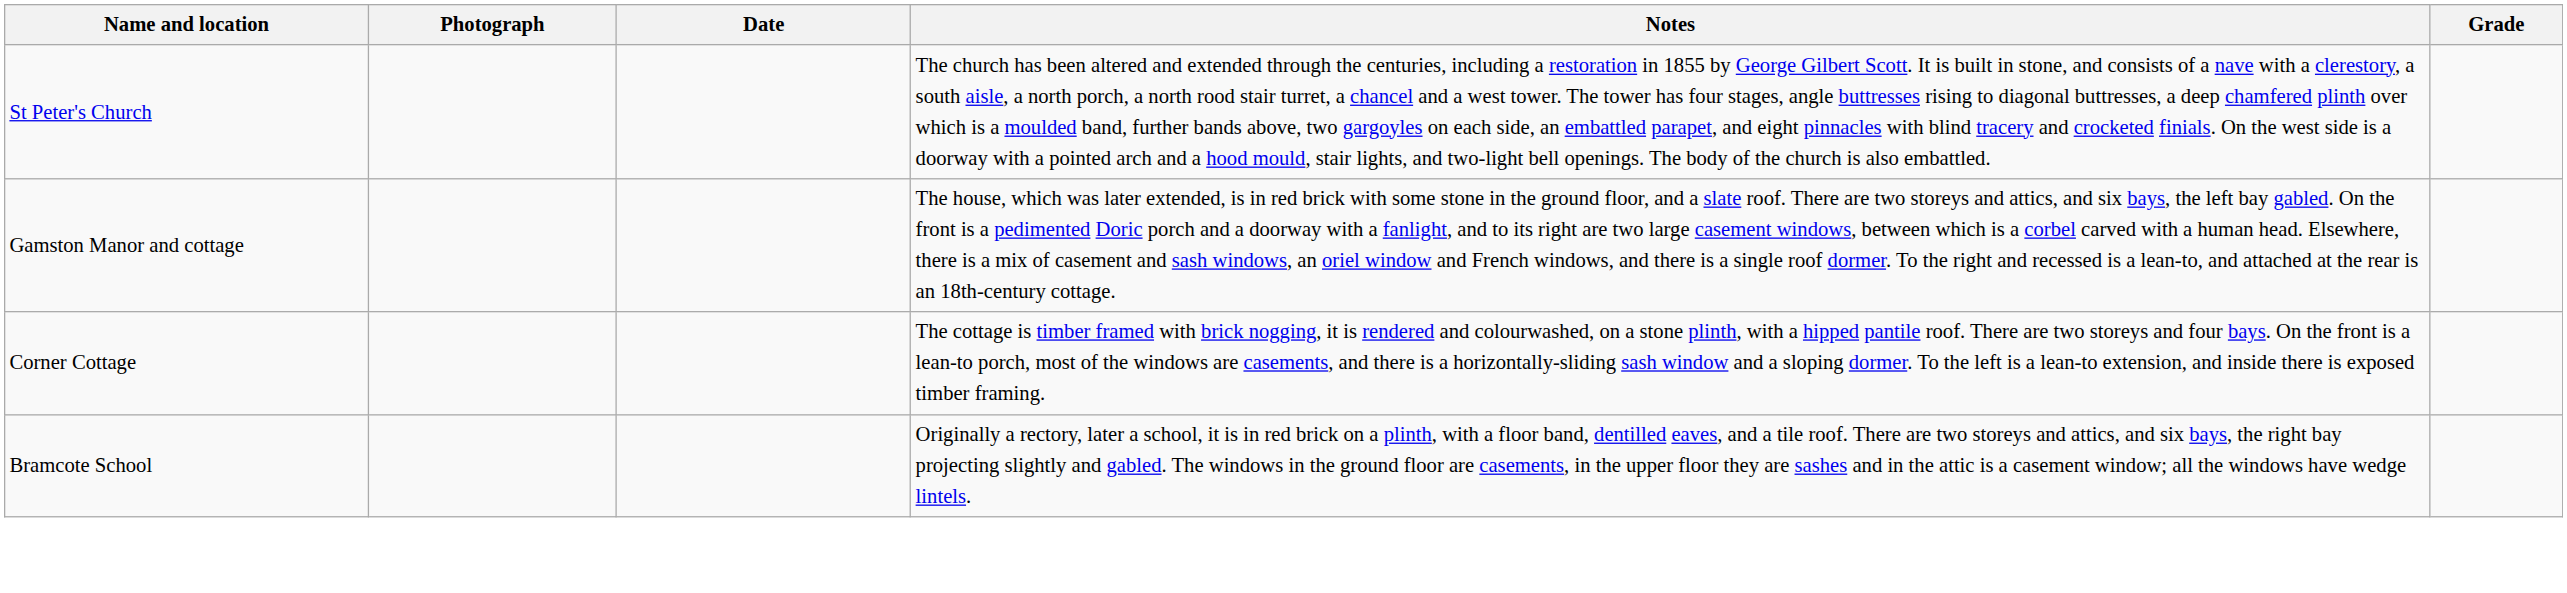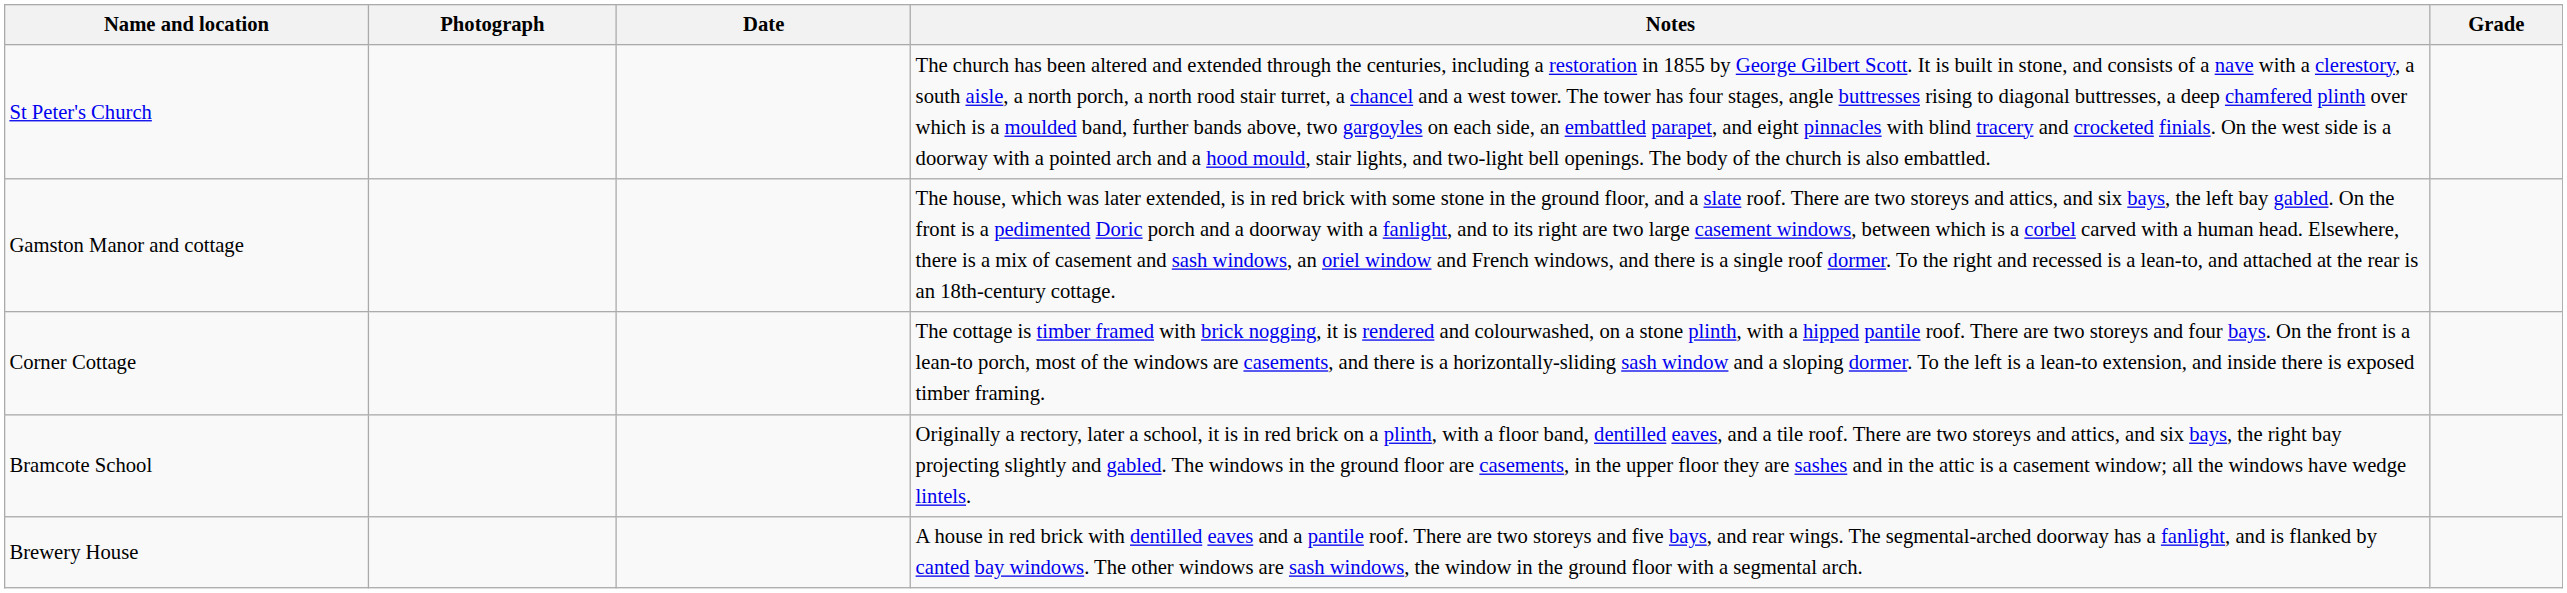+ row: (74, 552)
